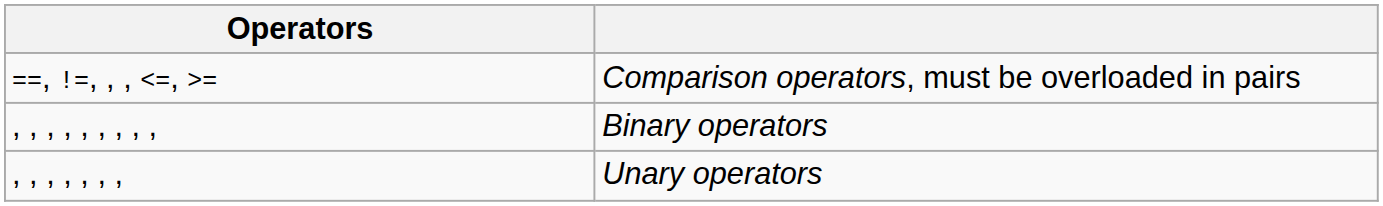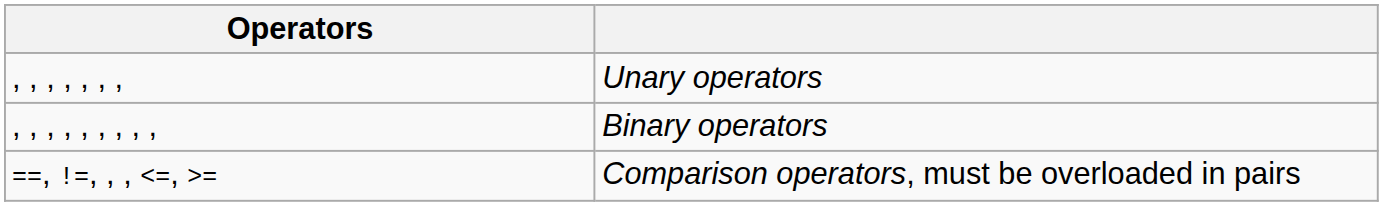rows swapped: (712, 175) <-> (951, 77)
